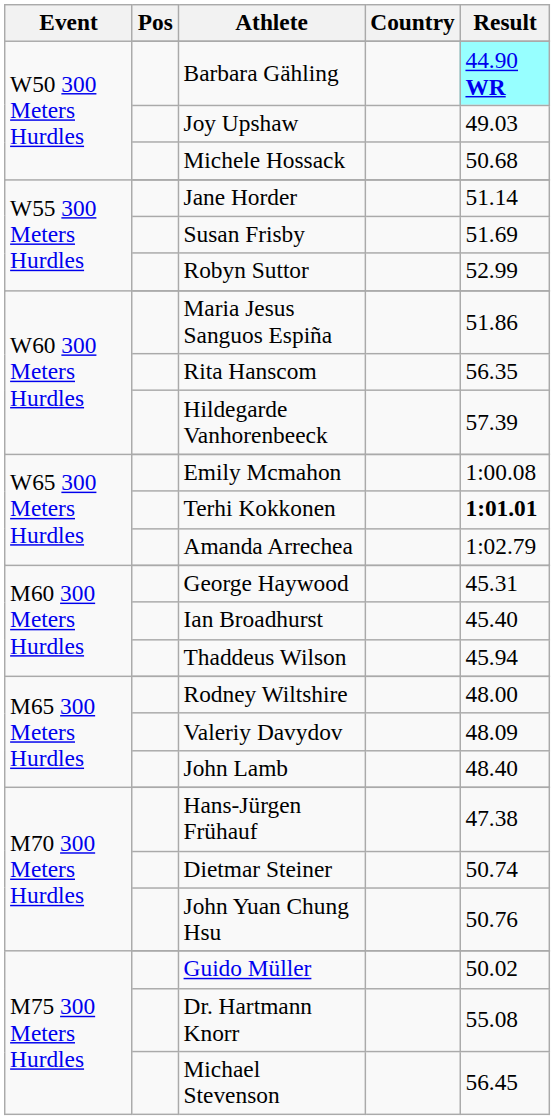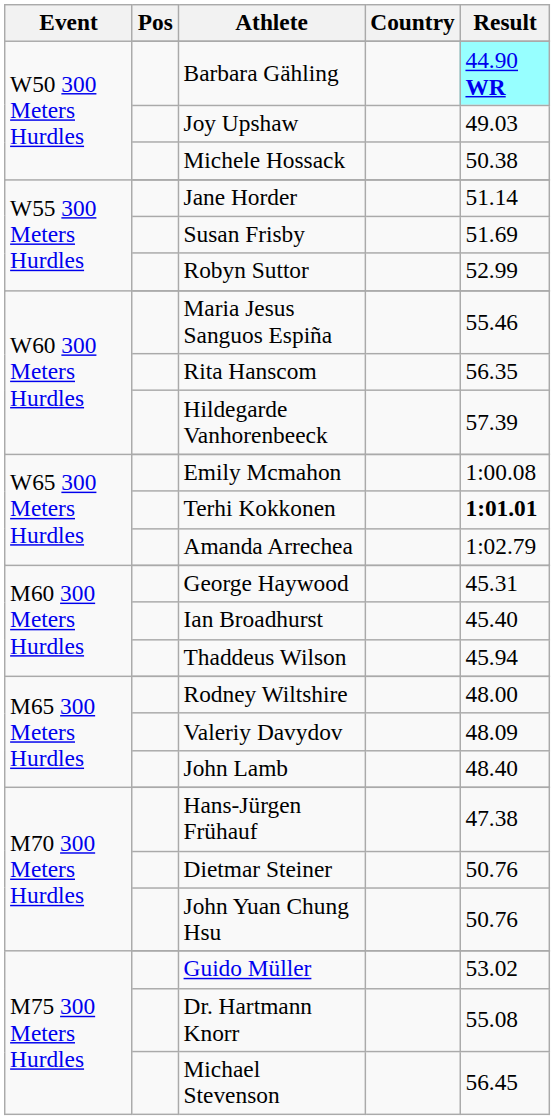(492, 160) 50.68 -> (492, 160) 50.38
(492, 321) 51.86 -> (492, 321) 55.46
(492, 869) 50.74 -> (492, 869) 50.76
(492, 969) 50.02 -> (492, 969) 53.02
